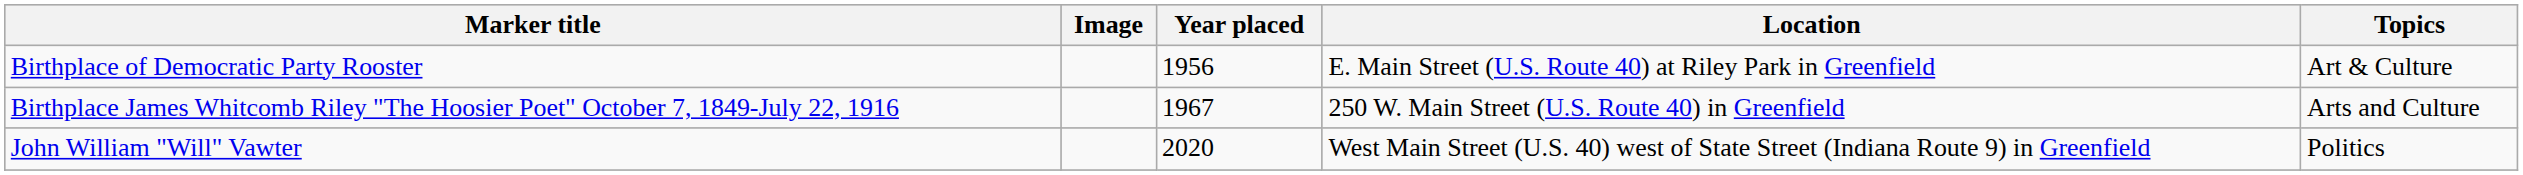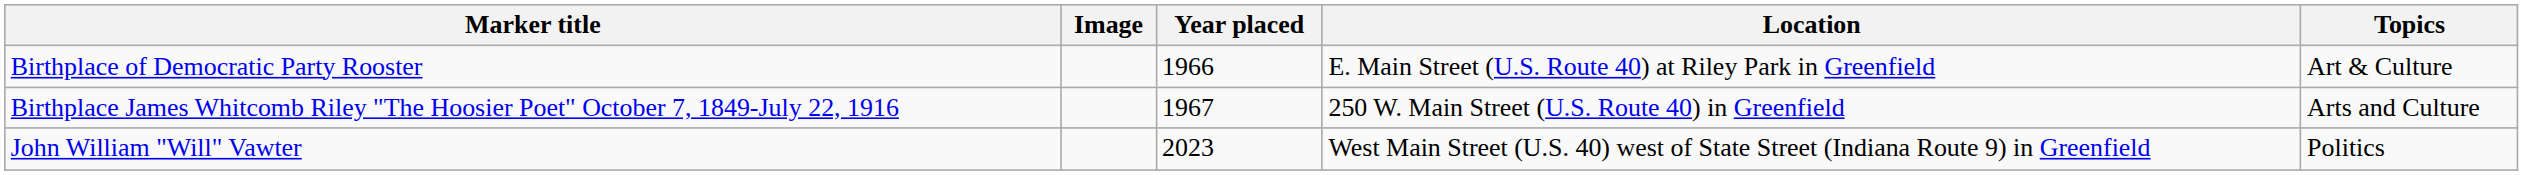(1188, 66) 1956 -> (1188, 66) 1966
(1188, 148) 2020 -> (1188, 148) 2023
